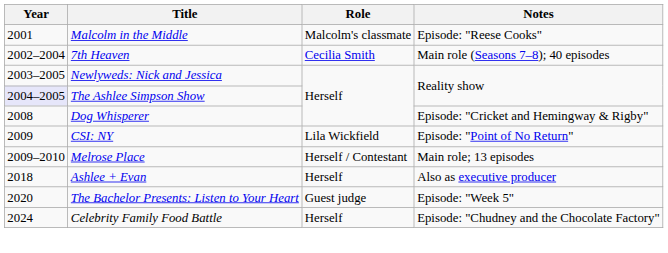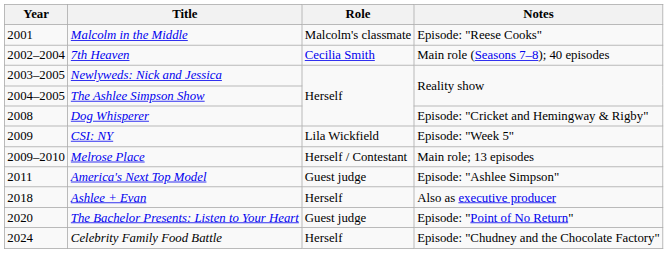(36, 95) lavender background -> (36, 95) no background
(495, 136) Episode: "Point of No Return" -> (466, 136) Episode: "Week 5"
+ row: (139, 177)
(466, 197) Episode: "Week 5" -> (495, 217) Episode: "Point of No Return"
